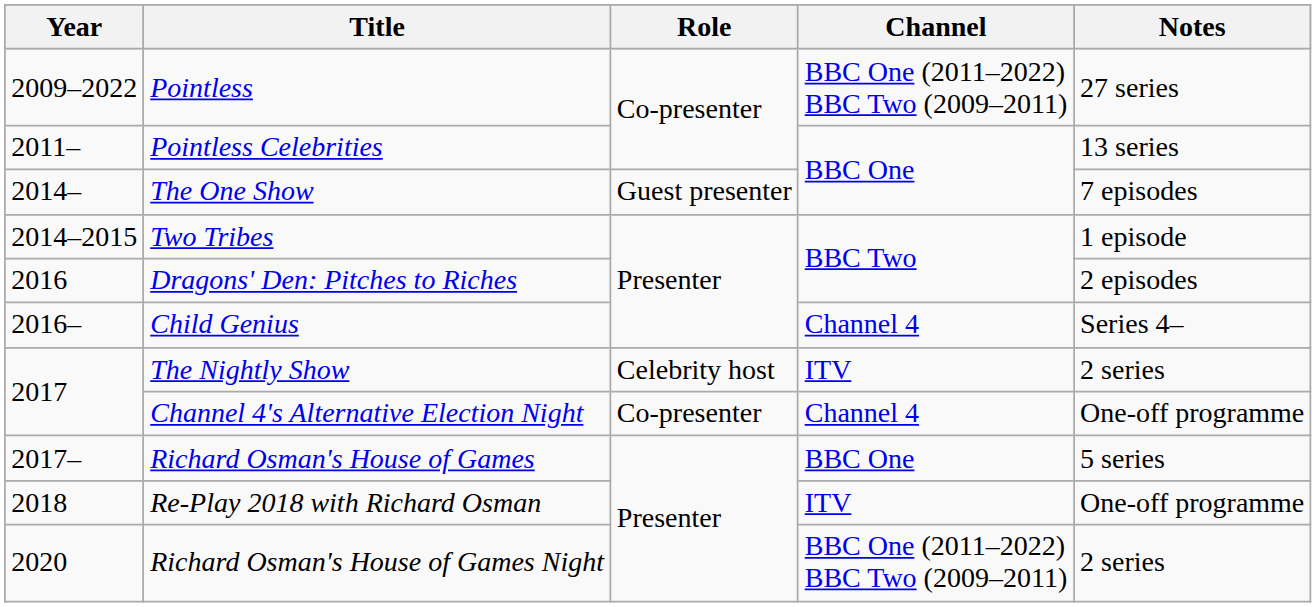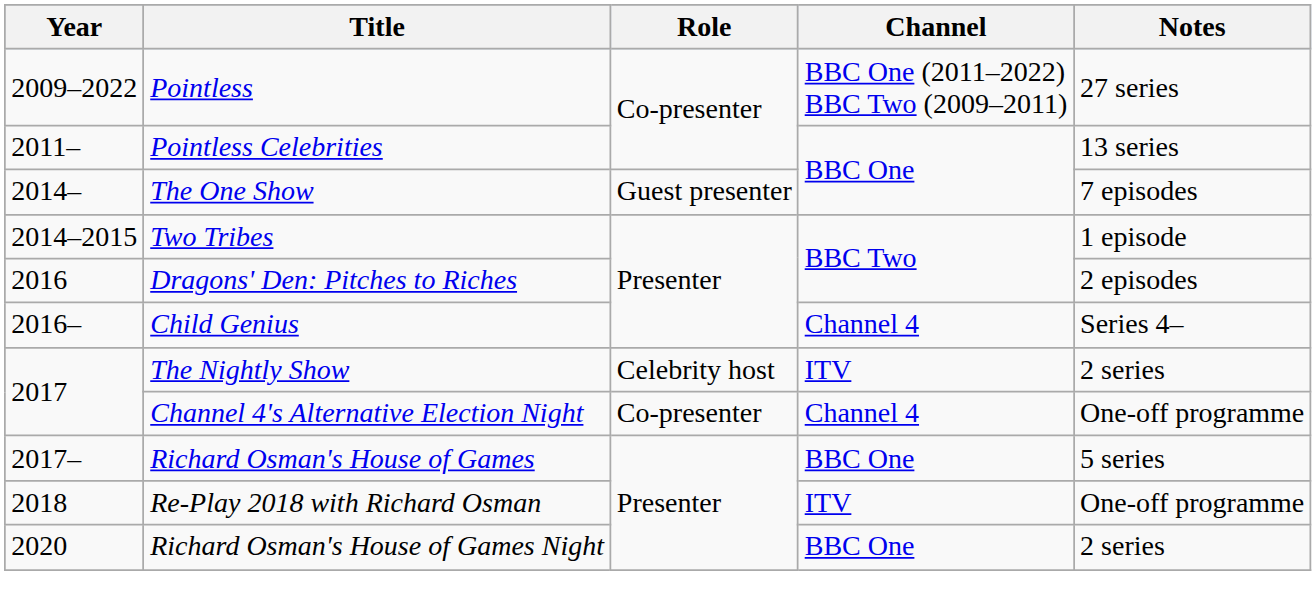(936, 562) BBC One (2011–2022) BBC Two (2009–2011) -> (860, 546) BBC One
